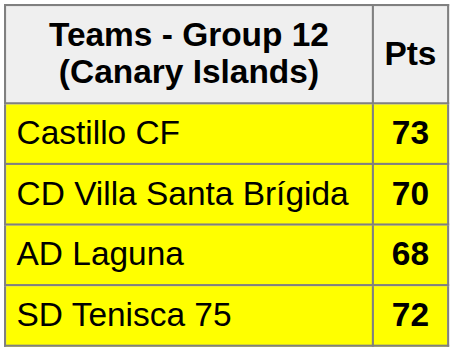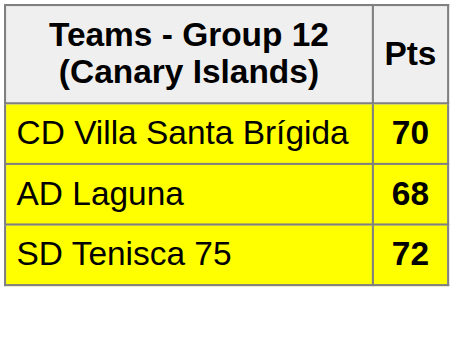- row: (98, 133)
